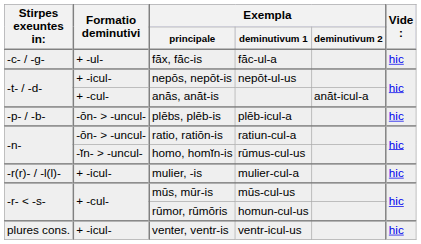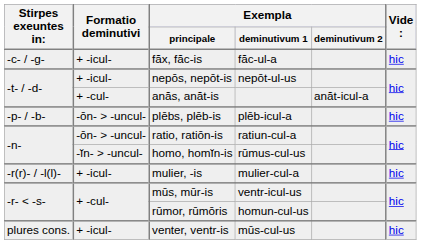(90, 59) + -ul- -> (94, 59) + -icul-
(266, 192) mūs-cul-us -> (270, 192) ventr-icul-us
(270, 230) ventr-icul-us -> (266, 230) mūs-cul-us
